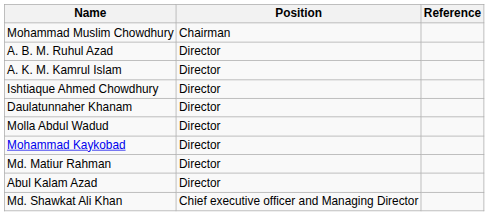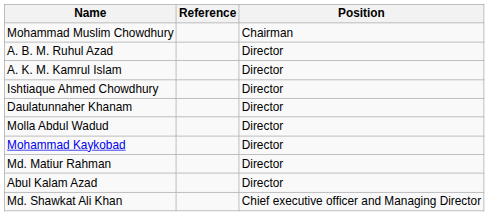columns swapped: (299, 13) <-> (452, 13)
